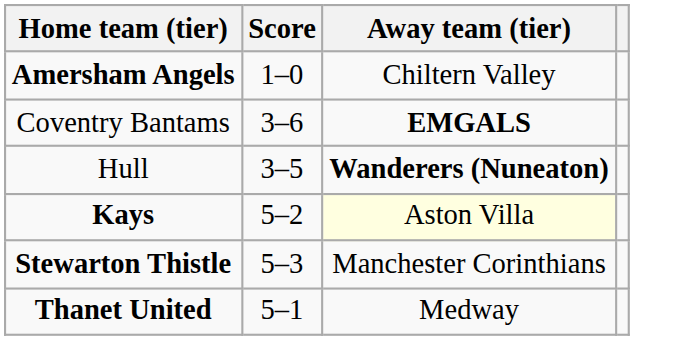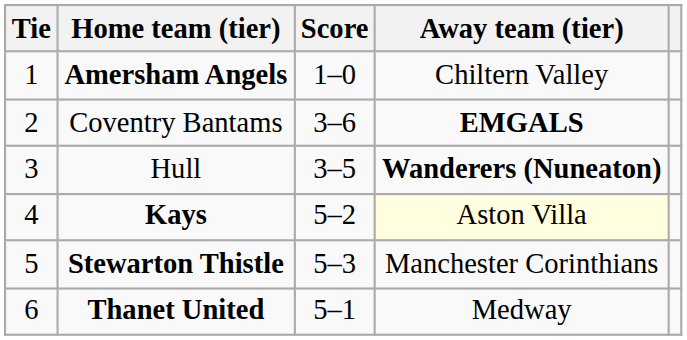+ column: (31, 27)
